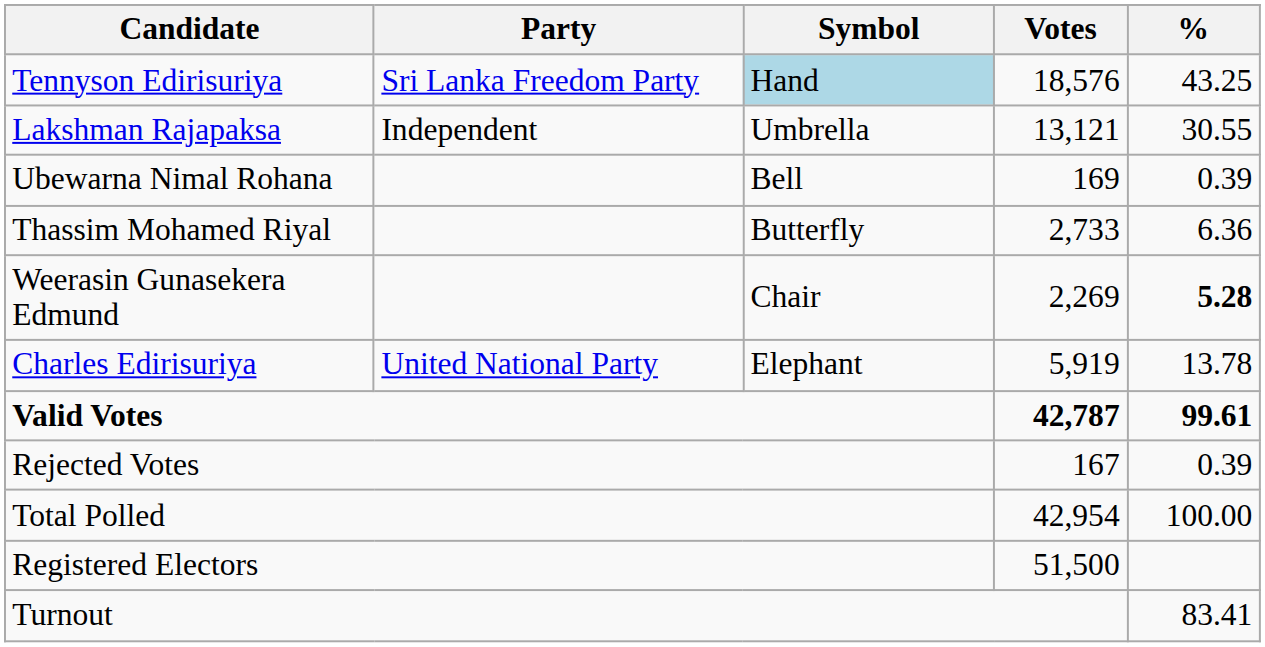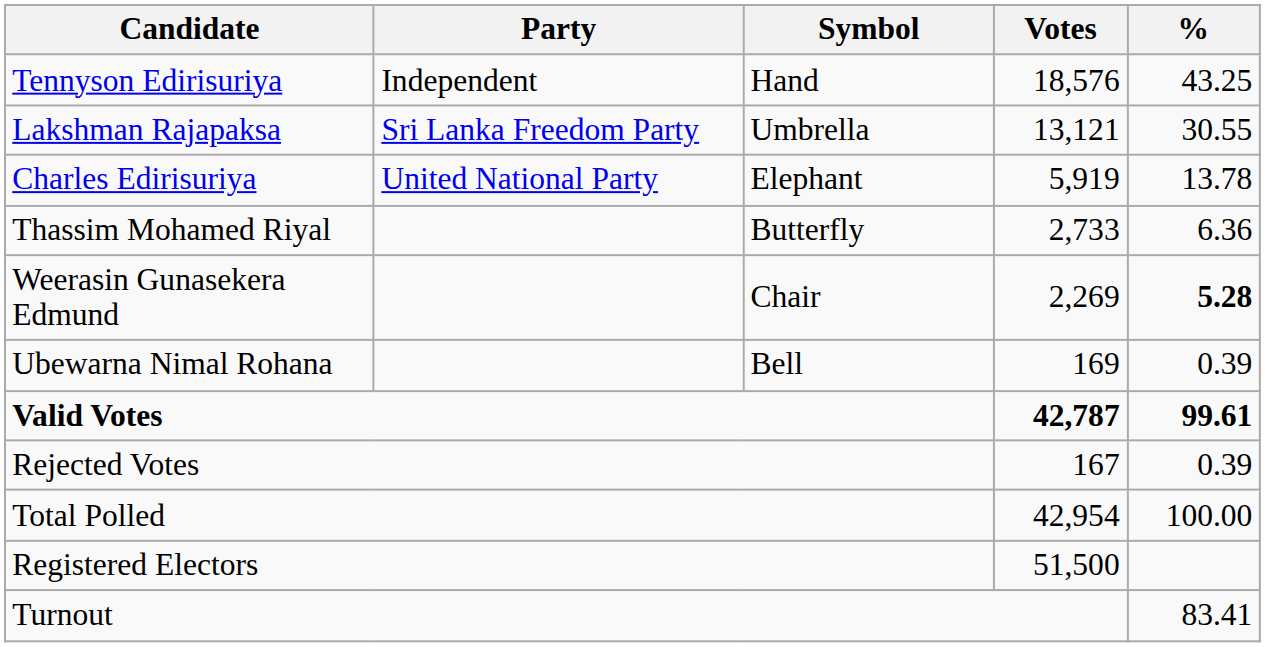(540, 79) Sri Lanka Freedom Party -> (459, 79) Independent
(785, 79) lightblue background -> (785, 79) no background
(459, 129) Independent -> (540, 129) Sri Lanka Freedom Party
rows swapped: (134, 364) <-> (172, 179)
